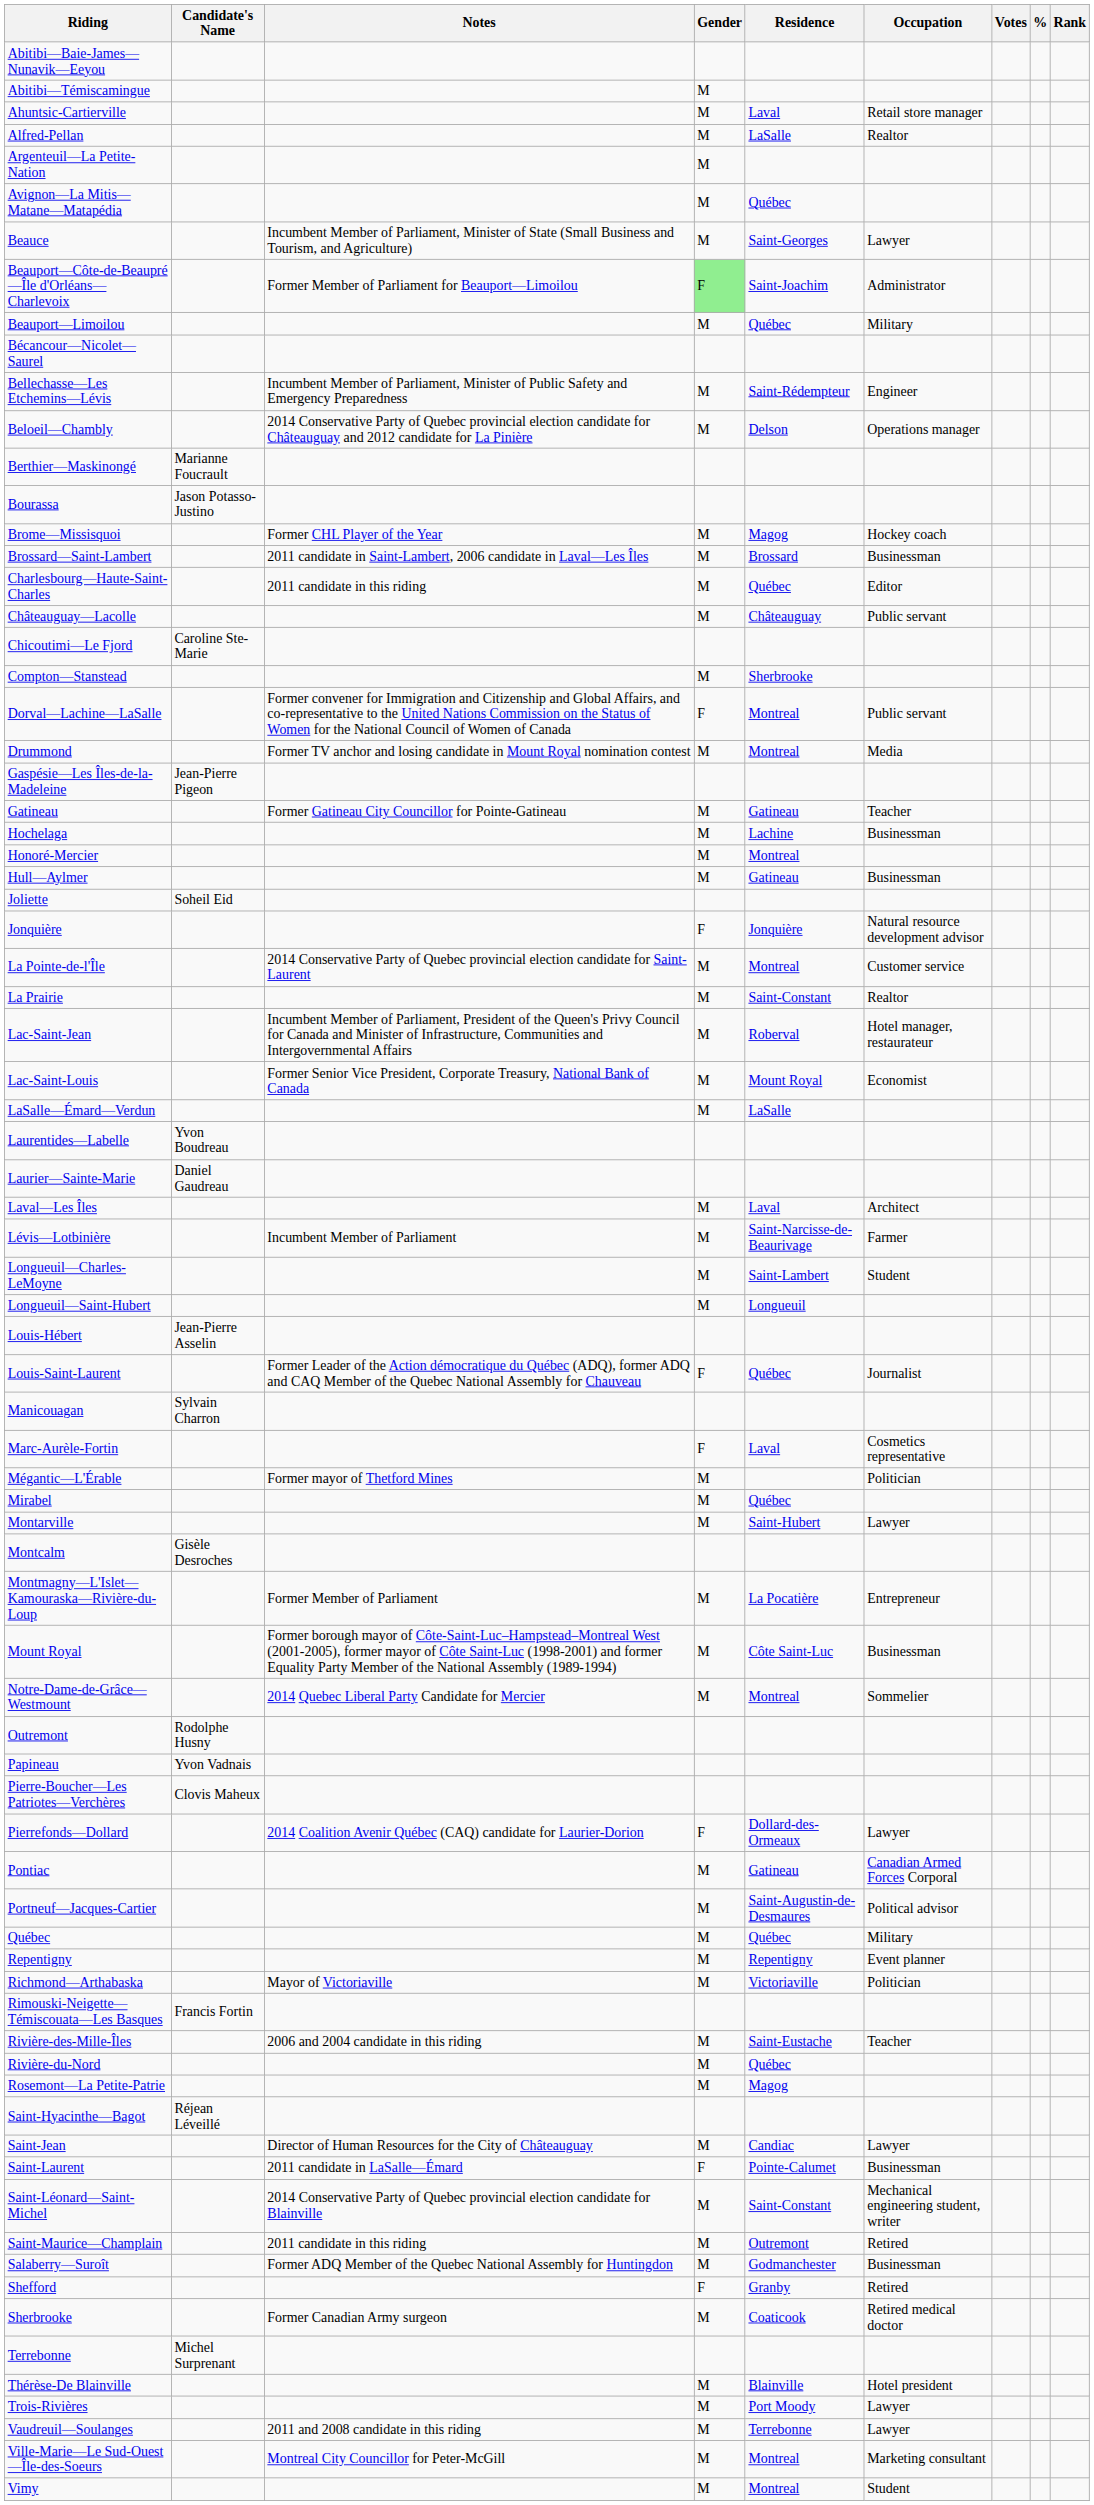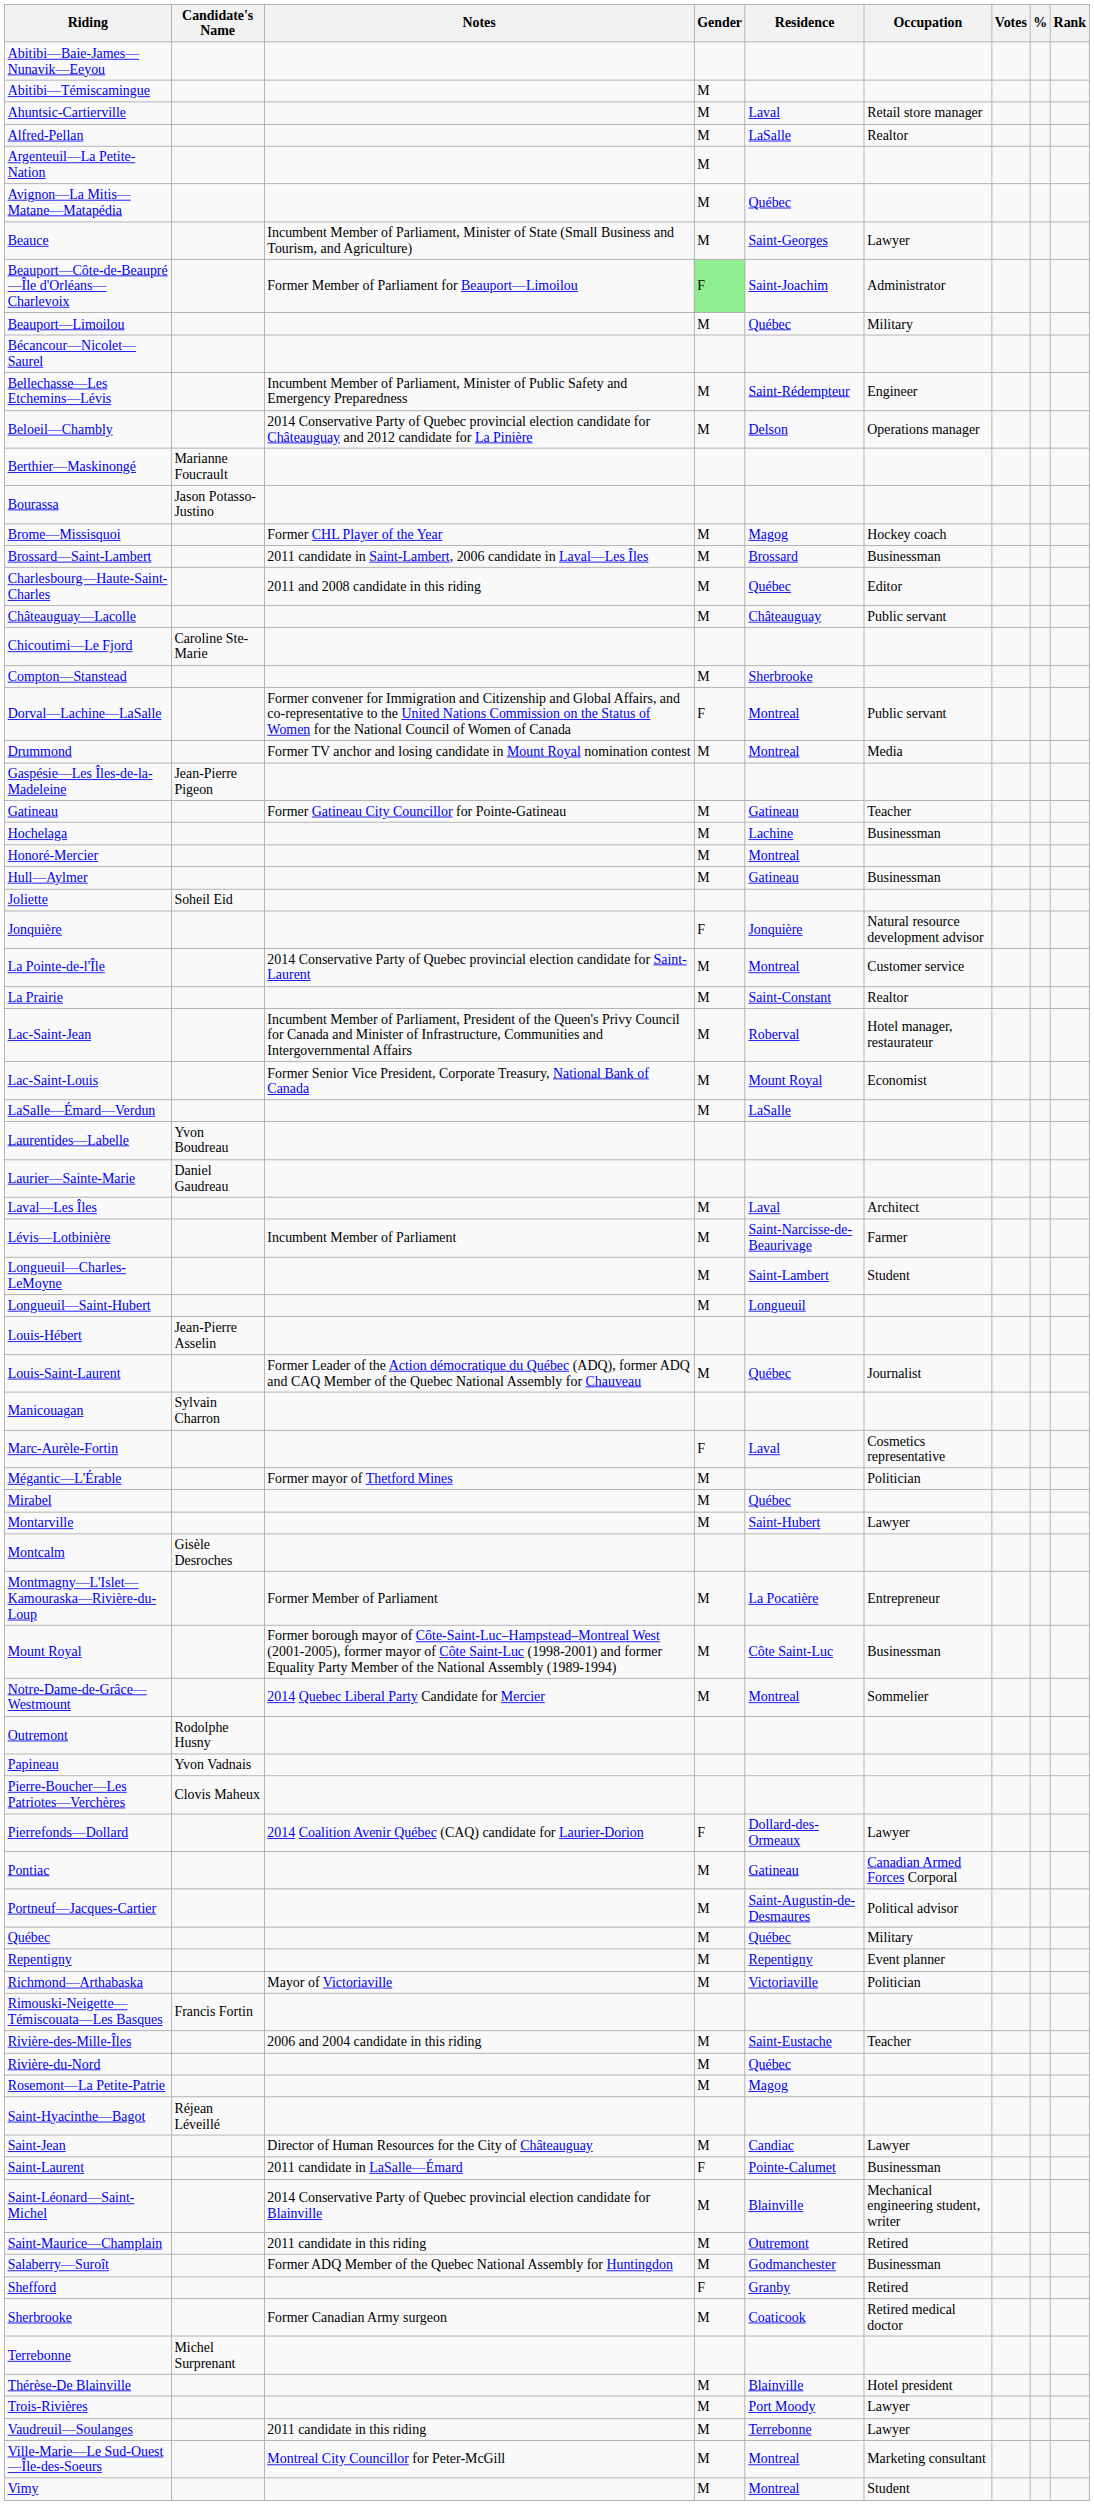(347, 586) 2011 candidate in this riding -> (374, 586) 2011 and 2008 candidate in this riding
(701, 1373) F -> (703, 1373) M
(790, 2205) Saint-Constant -> (776, 2205) Blainville
(374, 2429) 2011 and 2008 candidate in this riding -> (347, 2429) 2011 candidate in this riding
